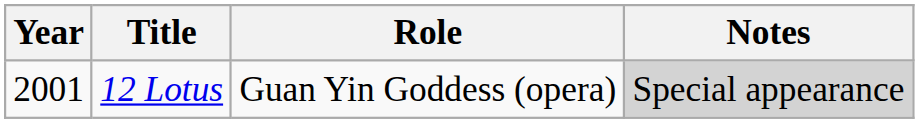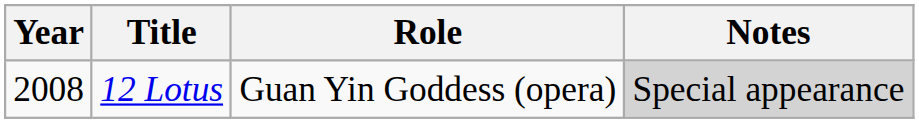(49, 88) 2001 -> (49, 88) 2008
